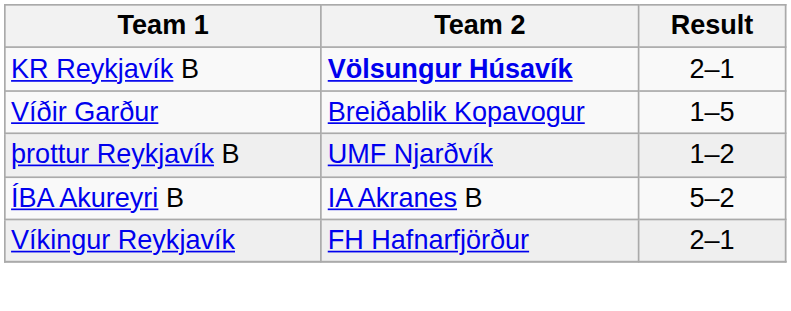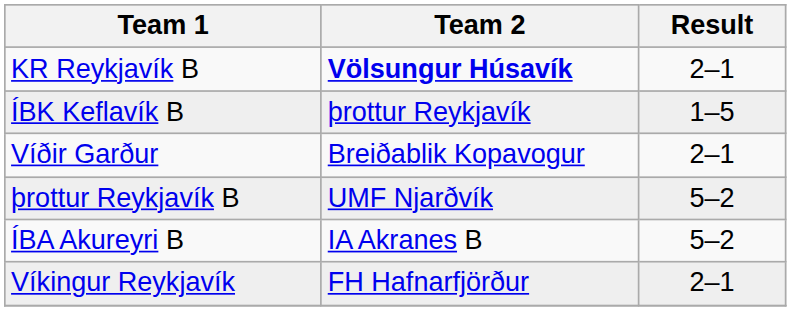+ row: (98, 111)
(712, 111) 1–5 -> (712, 154) 2–1
(712, 154) 1–2 -> (712, 197) 5–2
